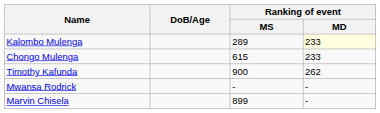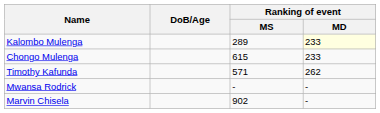(240, 72) 900 -> (240, 72) 571
(240, 101) 899 -> (240, 101) 902
